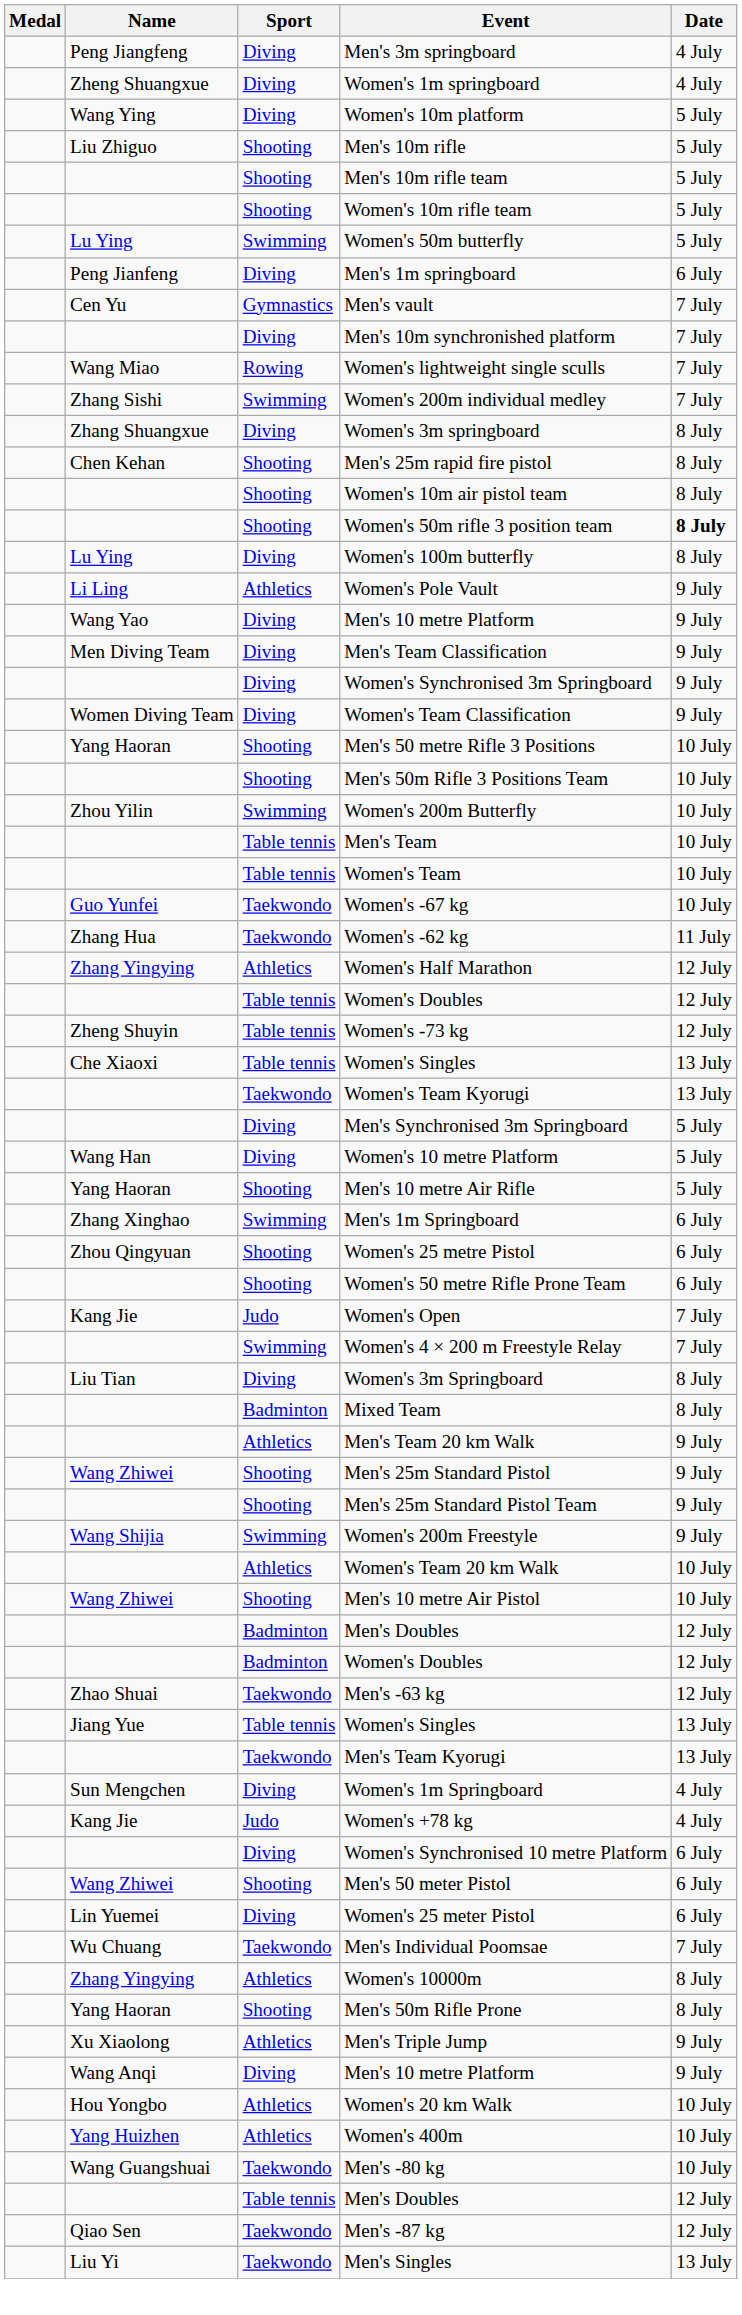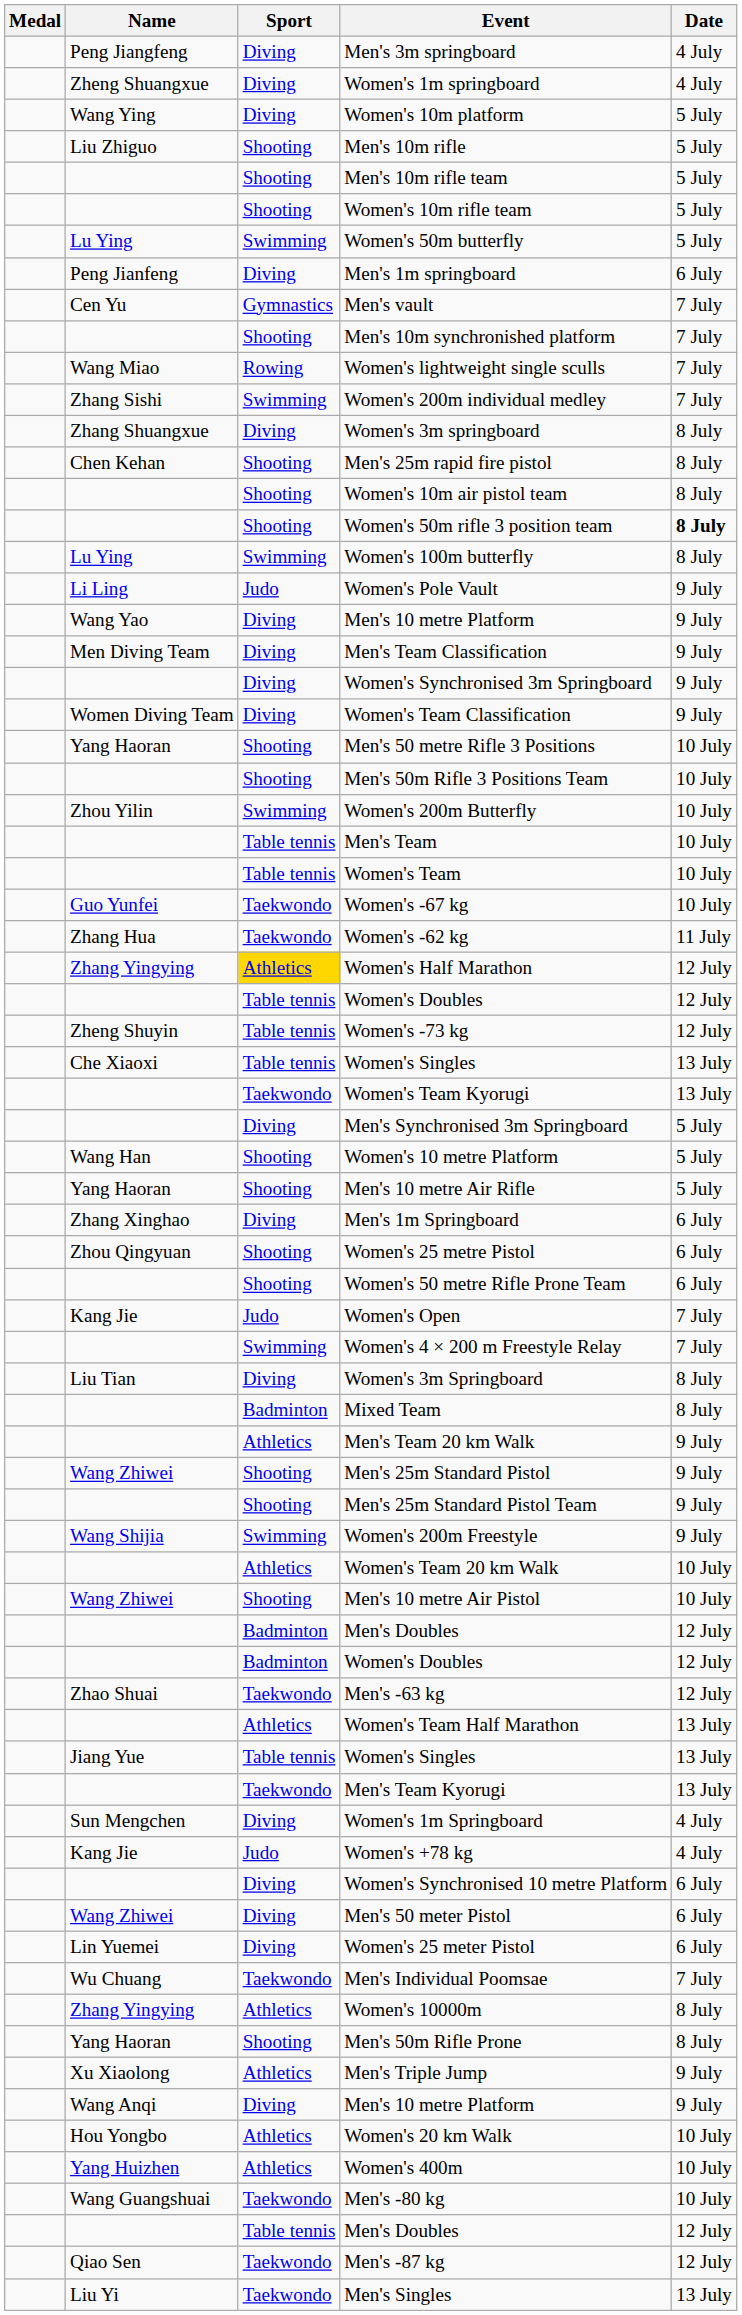(269, 336) Diving -> (277, 336) Shooting
(269, 557) Diving -> (285, 557) Swimming
(277, 588) Athletics -> (261, 588) Judo
(277, 967) no background -> (277, 967) gold background
(269, 1157) Diving -> (277, 1157) Shooting
(285, 1220) Swimming -> (269, 1220) Diving
+ row: (152, 1726)
(277, 1883) Shooting -> (269, 1915) Diving
